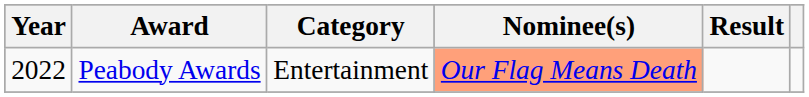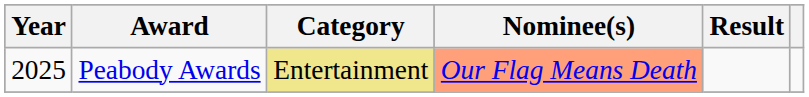(39, 69) 2022 -> (39, 69) 2025
(351, 69) no background -> (351, 69) khaki background
